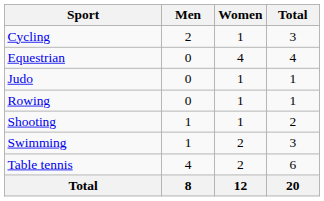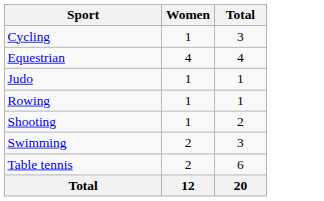- column: (188, 15)
